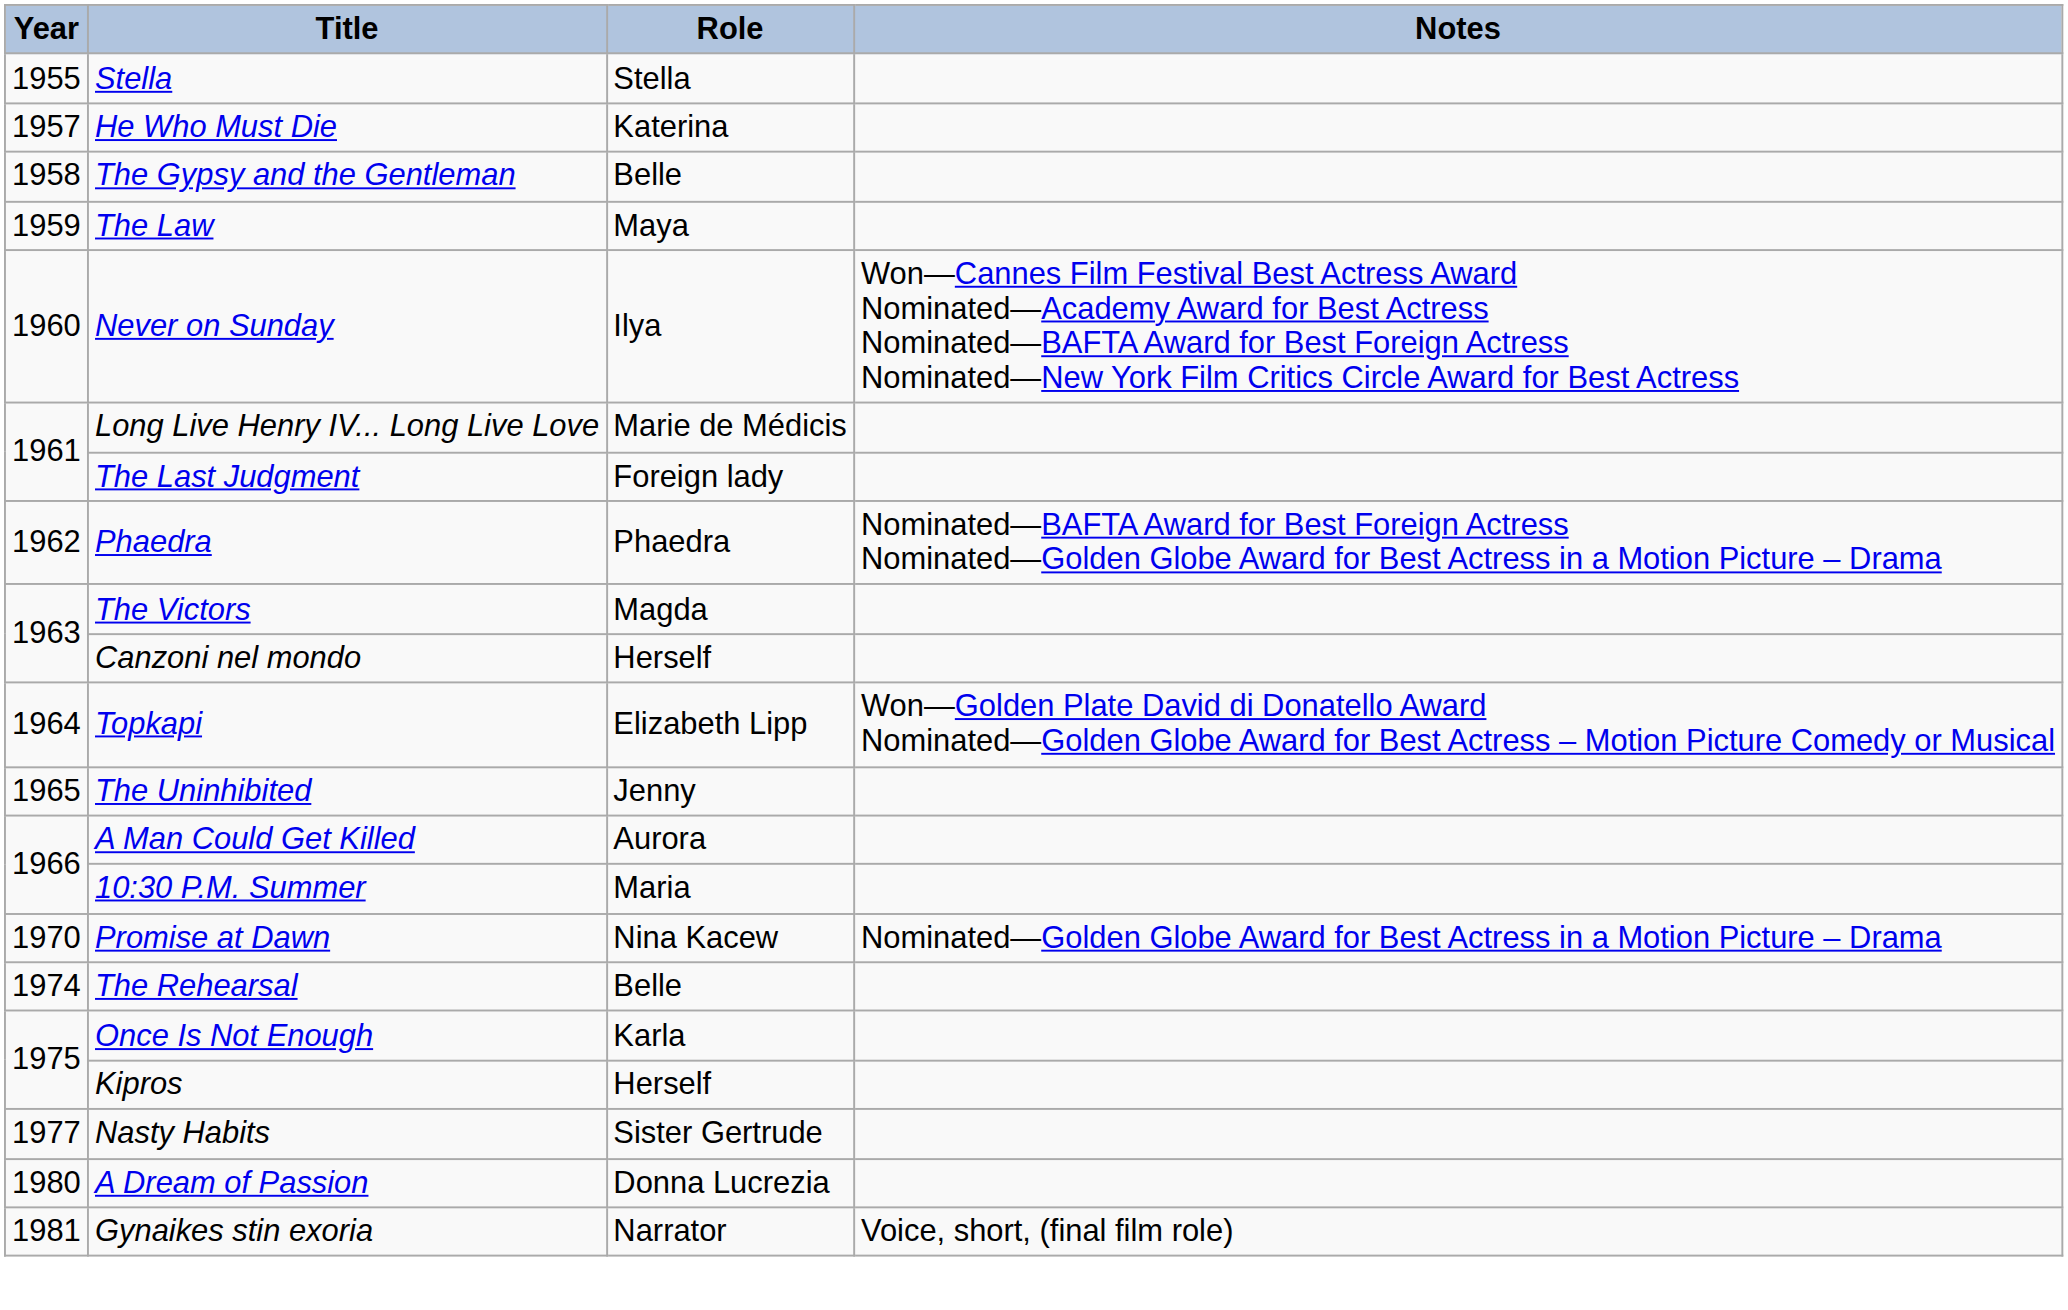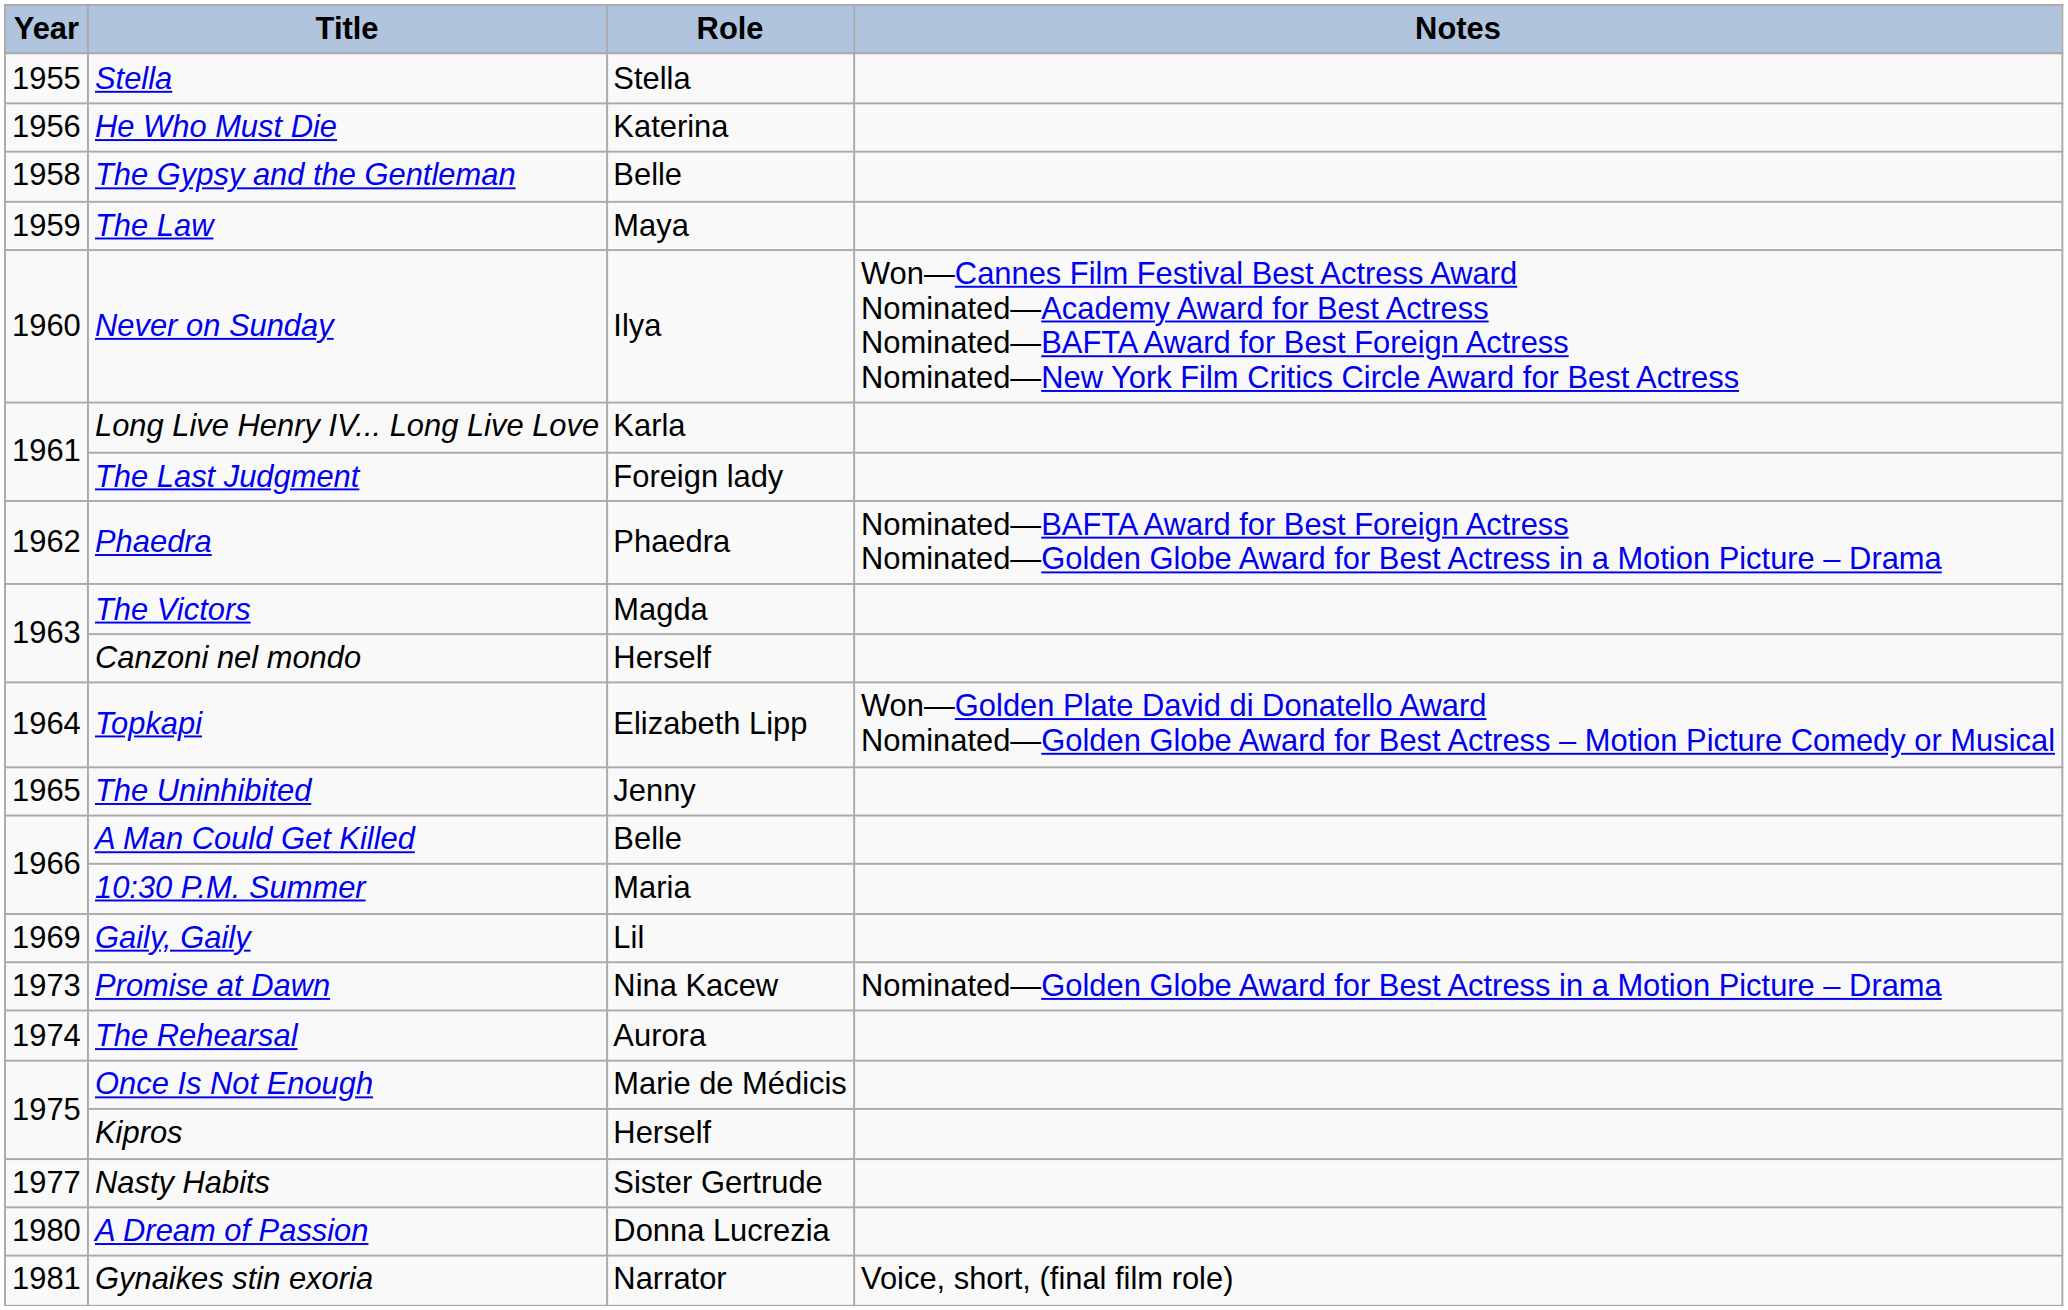(46, 126) 1957 -> (46, 126) 1956
(730, 427) Marie de Médicis -> (649, 427) Karla
(660, 839) Aurora -> (648, 839) Belle
+ row: (173, 937)
(46, 937) 1970 -> (46, 986) 1973
(648, 986) Belle -> (660, 1035) Aurora
(649, 1035) Karla -> (730, 1084) Marie de Médicis
